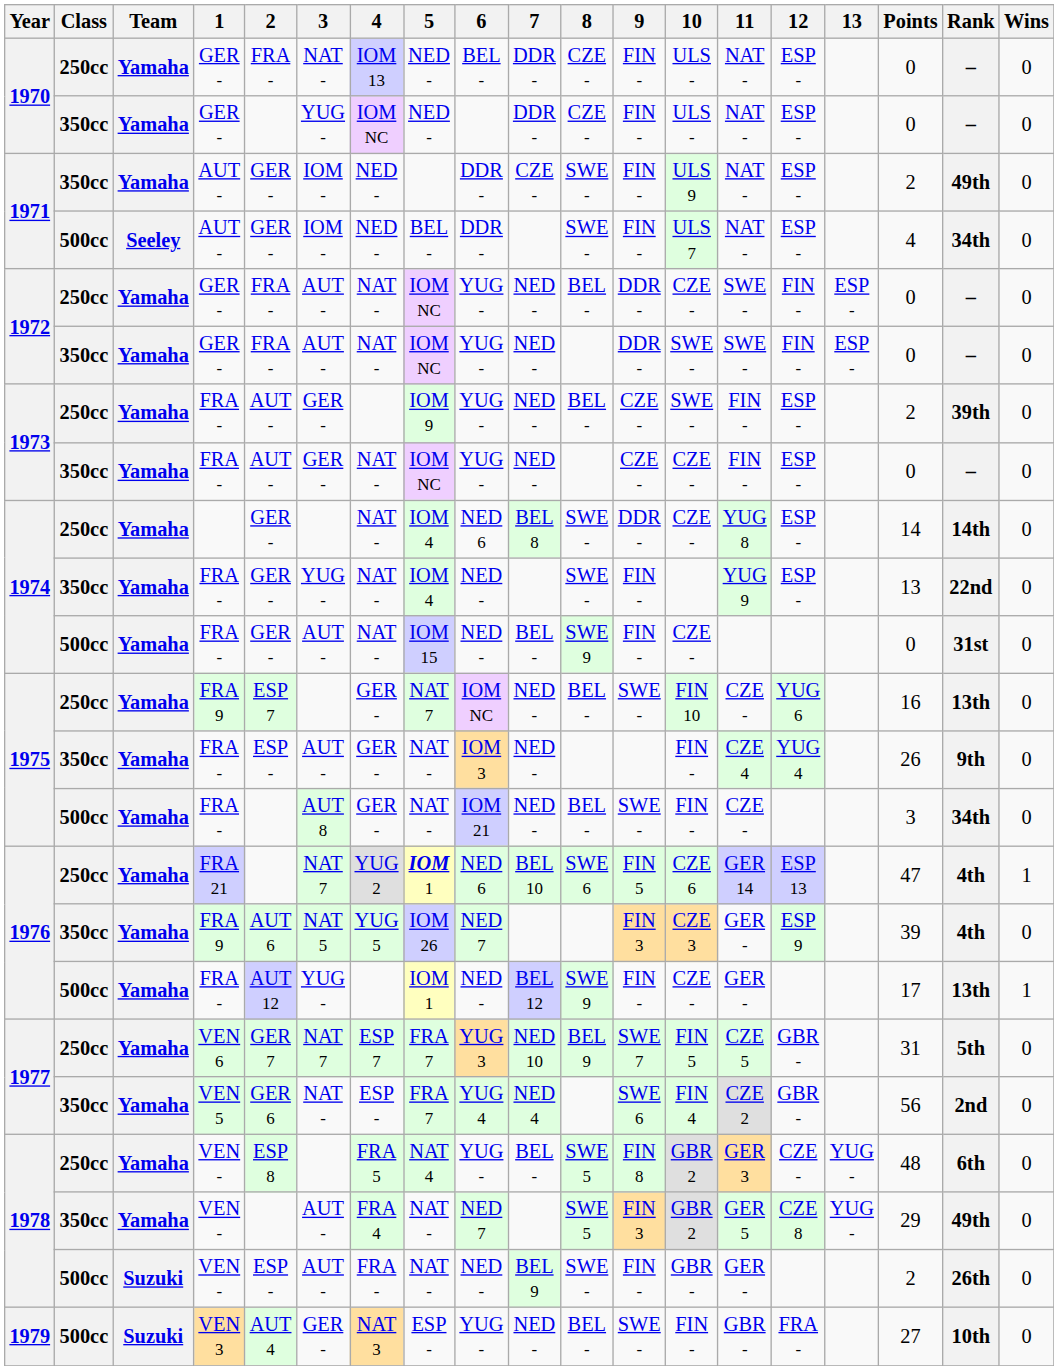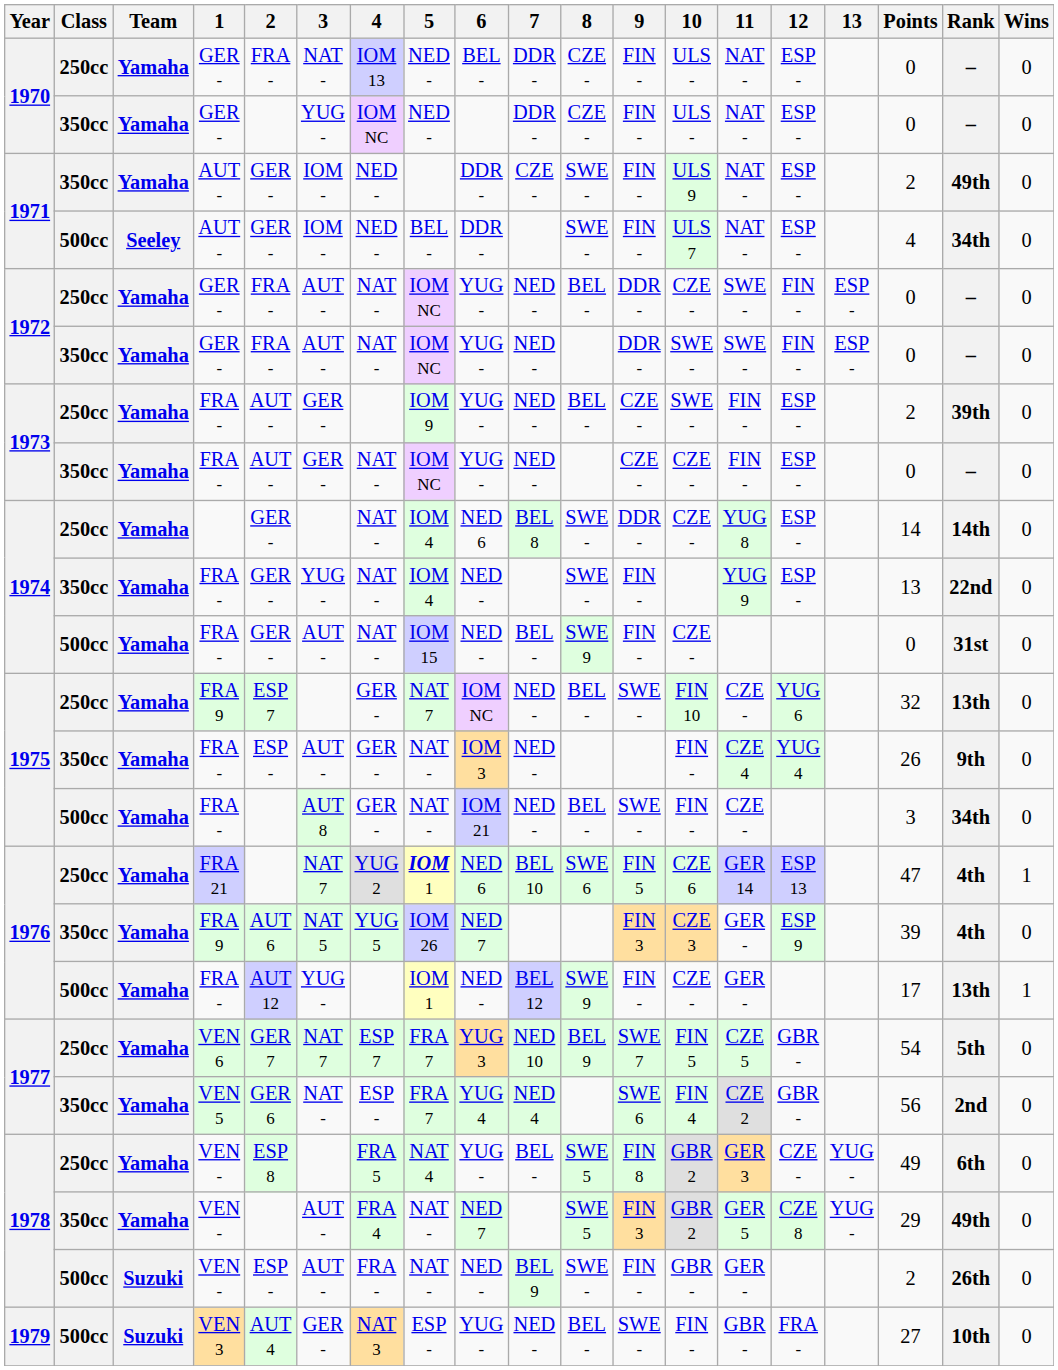(910, 701) 16 -> (910, 701) 32
(910, 1048) 31 -> (910, 1048) 54
(910, 1163) 48 -> (910, 1163) 49
